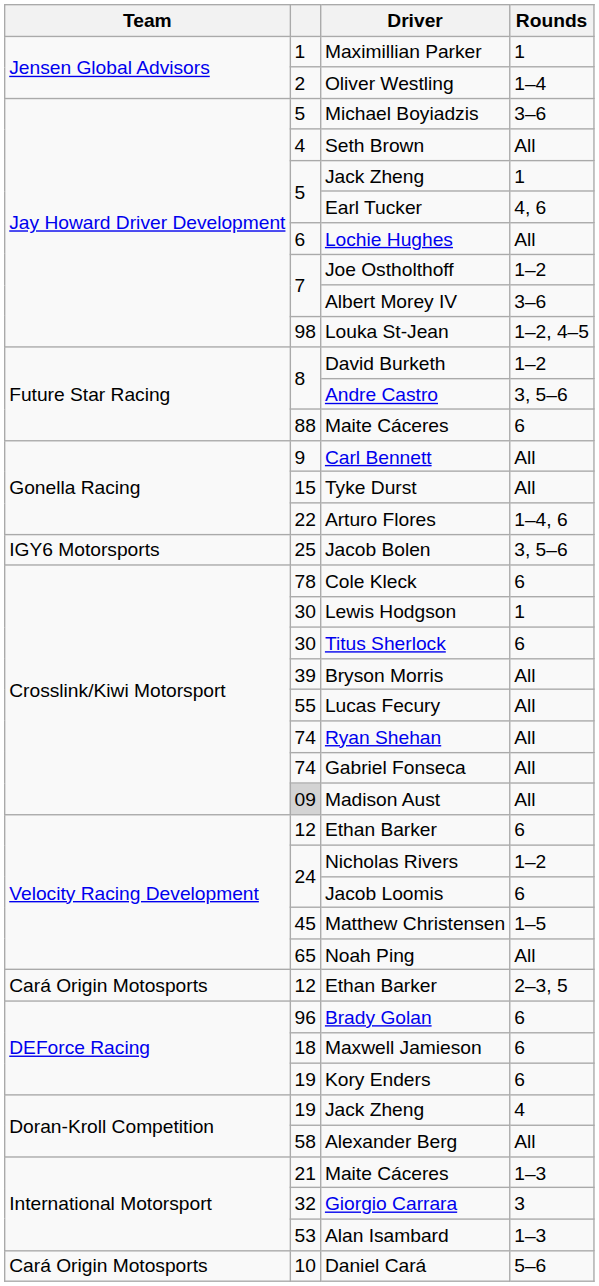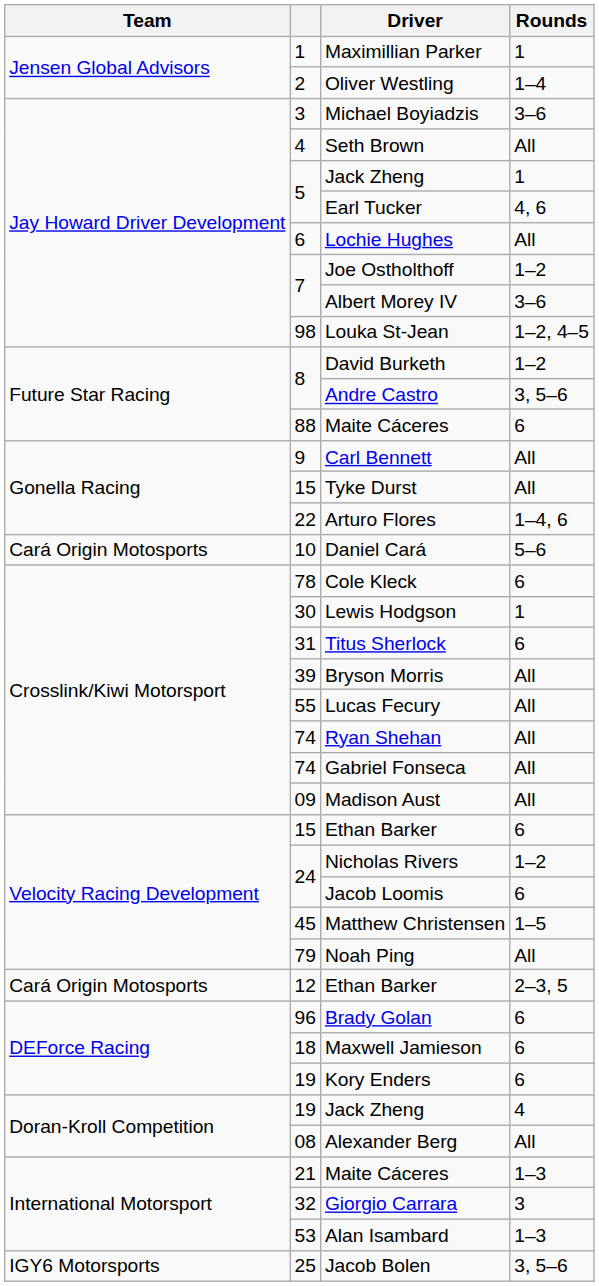(300, 114) 5 -> (300, 114) 3
rows swapped: (376, 1266) <-> (378, 549)
(305, 643) 30 -> (305, 643) 31
(305, 799) lightgrey background -> (305, 799) no background
(305, 830) 12 -> (305, 830) 15
(305, 954) 65 -> (305, 954) 79
(305, 1141) 58 -> (305, 1141) 08
